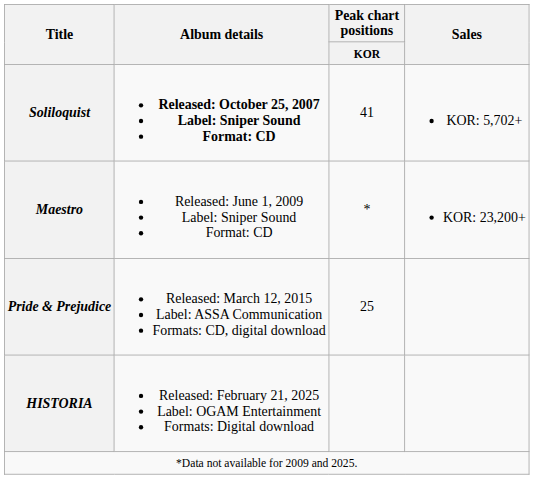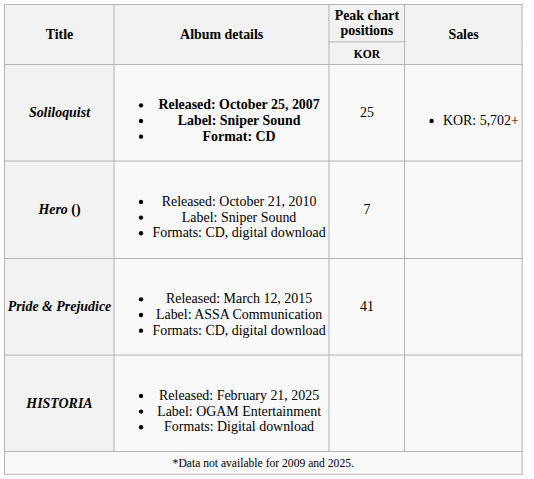(367, 112) 41 -> (367, 112) 25
- row: (59, 209)
+ row: (59, 209)
(367, 306) 25 -> (367, 306) 41
